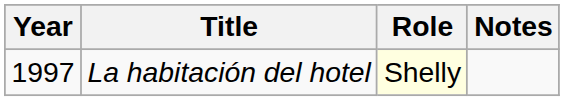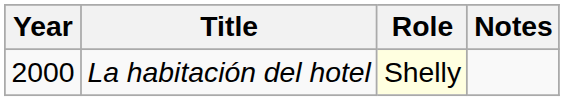(43, 71) 1997 -> (43, 71) 2000
